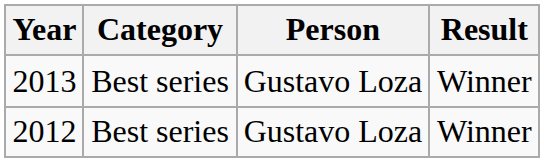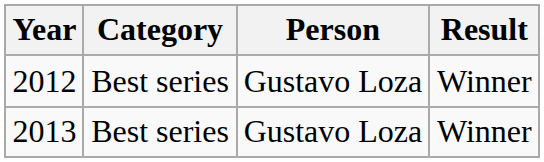rows swapped: (44, 131) <-> (44, 80)
